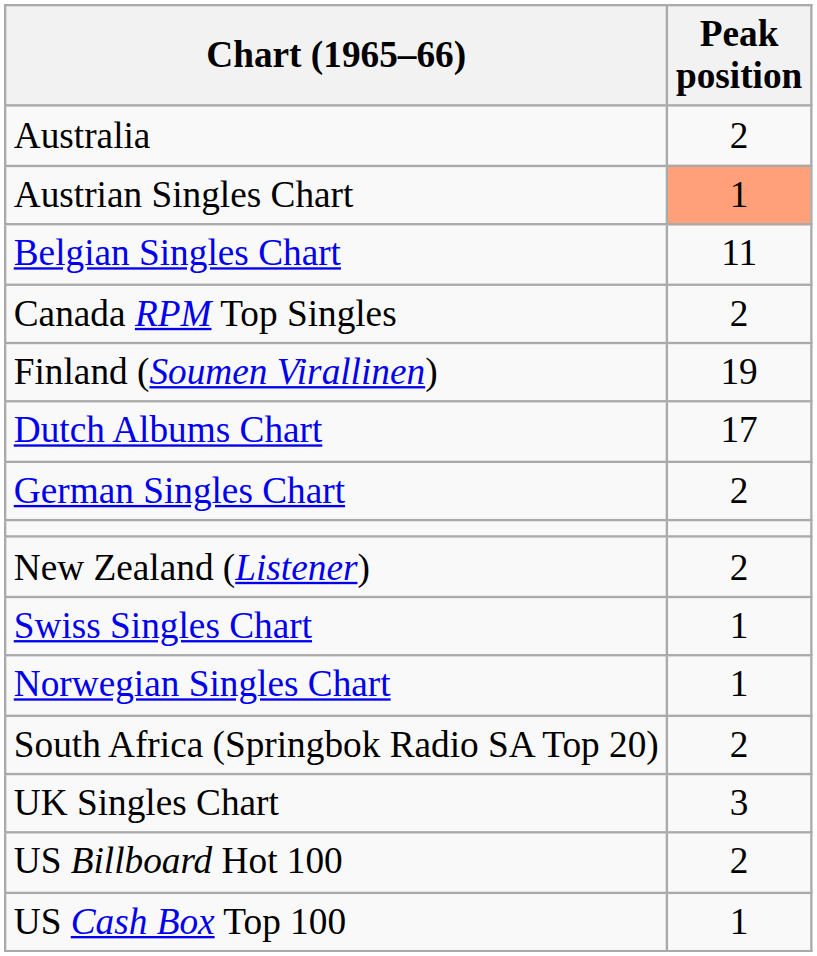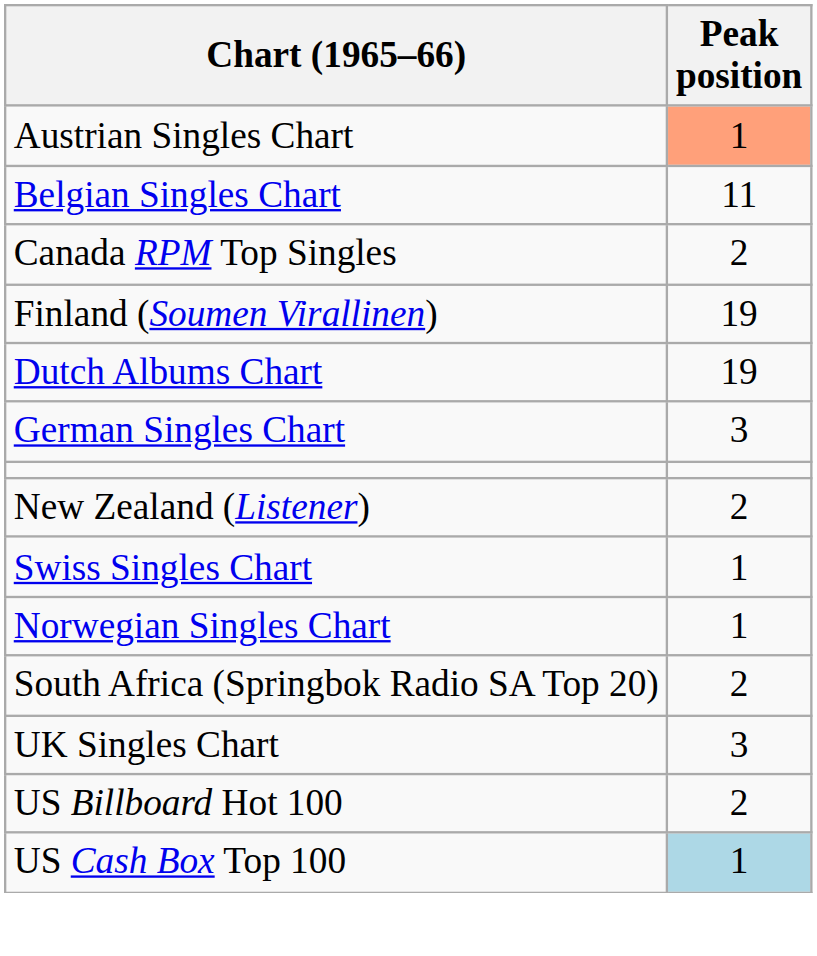- row: (82, 135)
(739, 430) 17 -> (739, 371) 19
(739, 489) 2 -> (739, 430) 3
(739, 920) no background -> (739, 861) lightblue background
